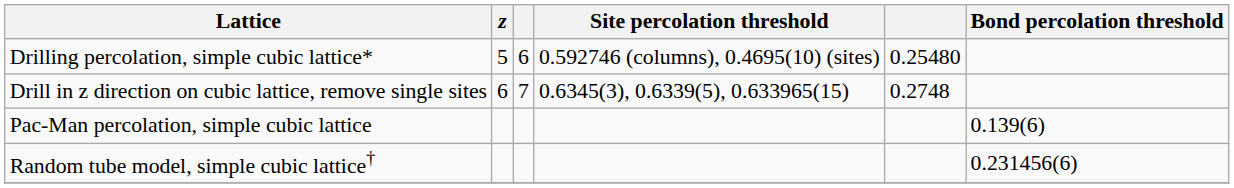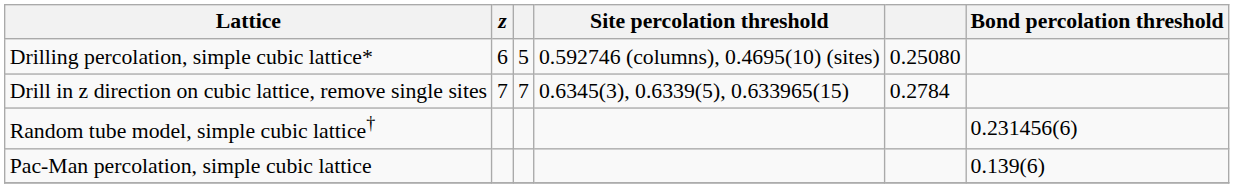(503, 56) 5 -> (503, 56) 6
(523, 56) 6 -> (523, 56) 5
(925, 56) 0.25480 -> (925, 56) 0.25080
(503, 90) 6 -> (503, 90) 7
(920, 90) 0.2748 -> (920, 90) 0.2784
rows swapped: (192, 162) <-> (191, 125)
